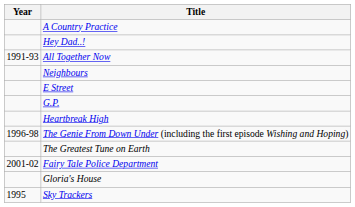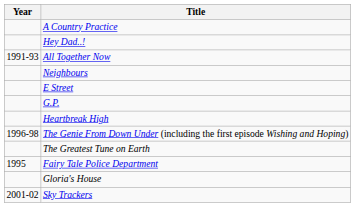(23, 164) 2001-02 -> (16, 164) 1995
(16, 194) 1995 -> (23, 194) 2001-02
